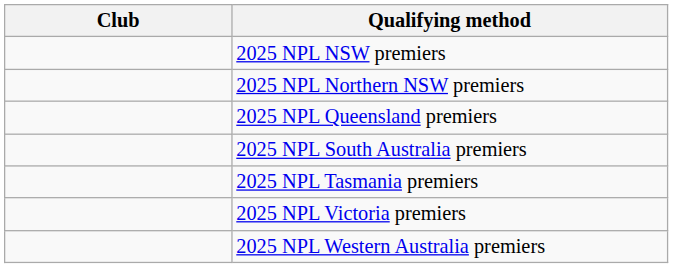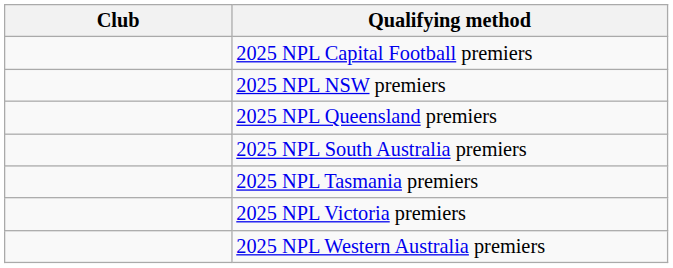+ row: (384, 52)
- row: (380, 85)
